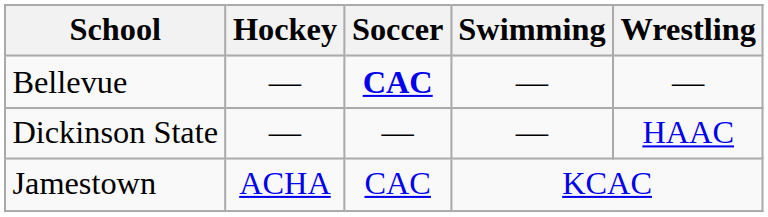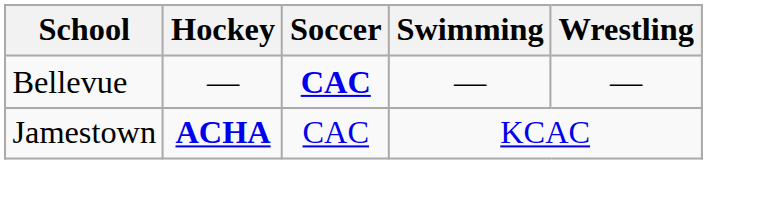- row: (115, 132)
(285, 183) normal -> (223, 132) bold
